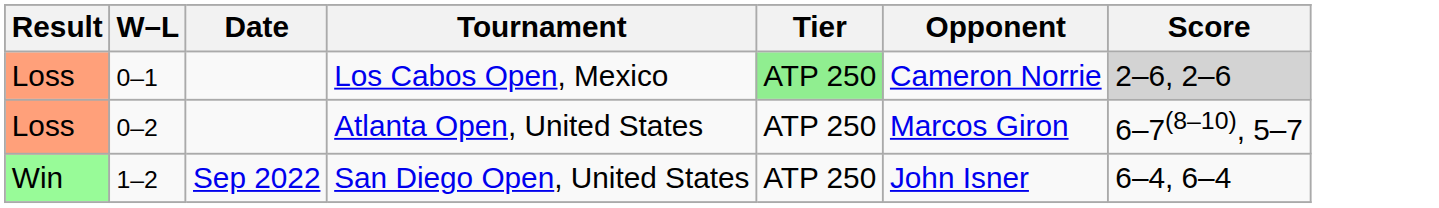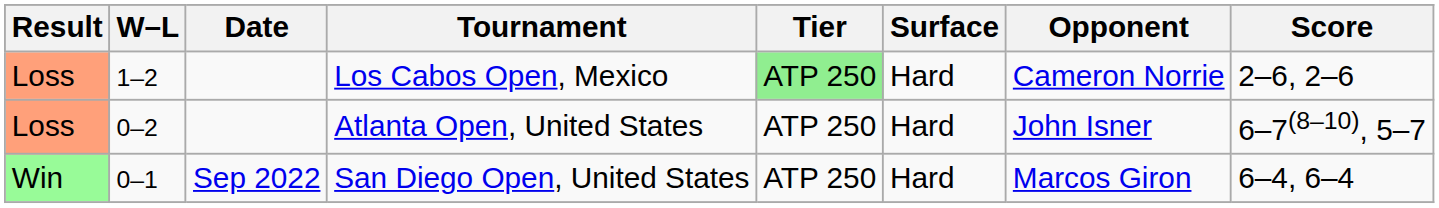+ column: (945, 28)
(137, 77) 0–1 -> (137, 77) 1–2
(1173, 75) lightgrey background -> (1296, 75) no background
(979, 126) Marcos Giron -> (1082, 126) John Isner
(137, 179) 1–2 -> (137, 179) 0–1
(959, 177) John Isner -> (1102, 177) Marcos Giron
